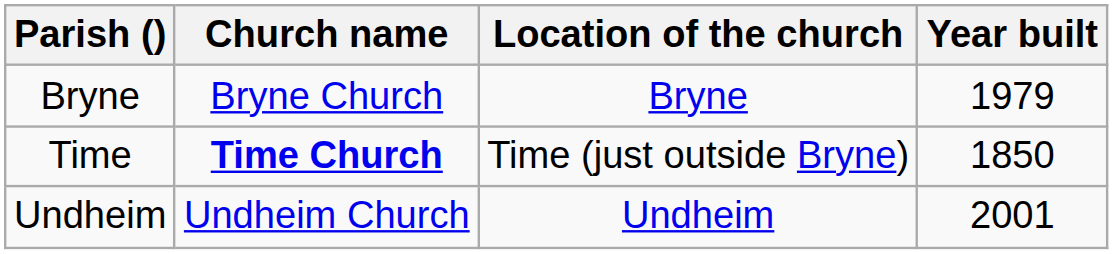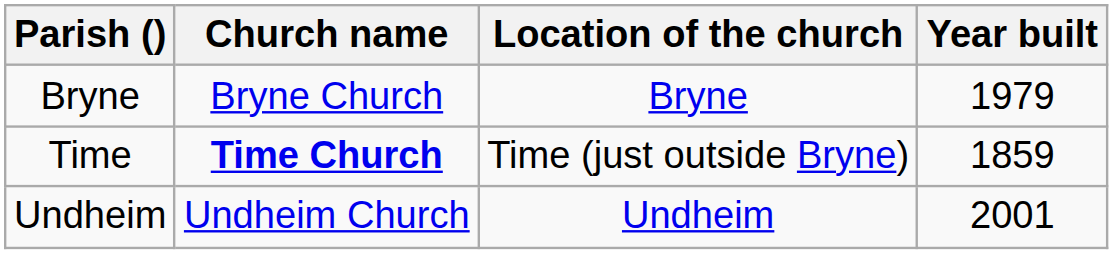(1012, 155) 1850 -> (1012, 155) 1859
